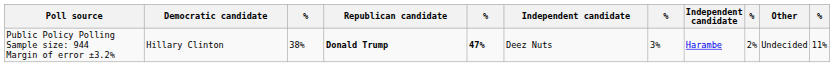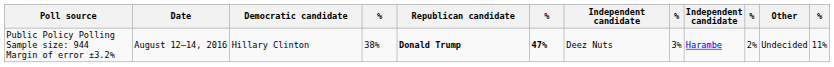+ column: (181, 16)
